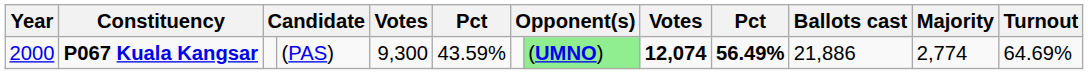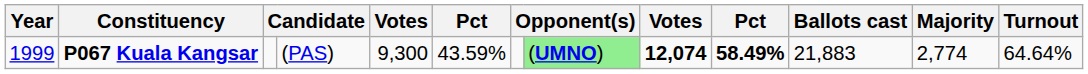(32, 53) 2000 -> (32, 53) 1999
(750, 53) 56.49% -> (750, 53) 58.49%
(825, 53) 21,886 -> (825, 53) 21,883
(1038, 53) 64.69% -> (1038, 53) 64.64%
